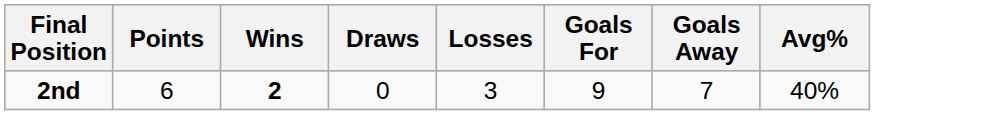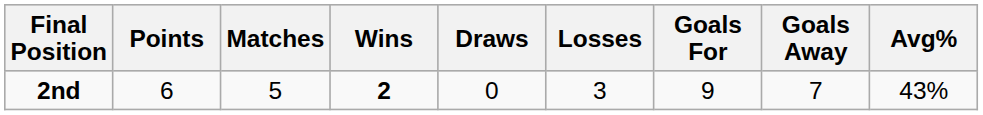+ column: (275, 38)
(815, 90) 40% -> (924, 90) 43%
